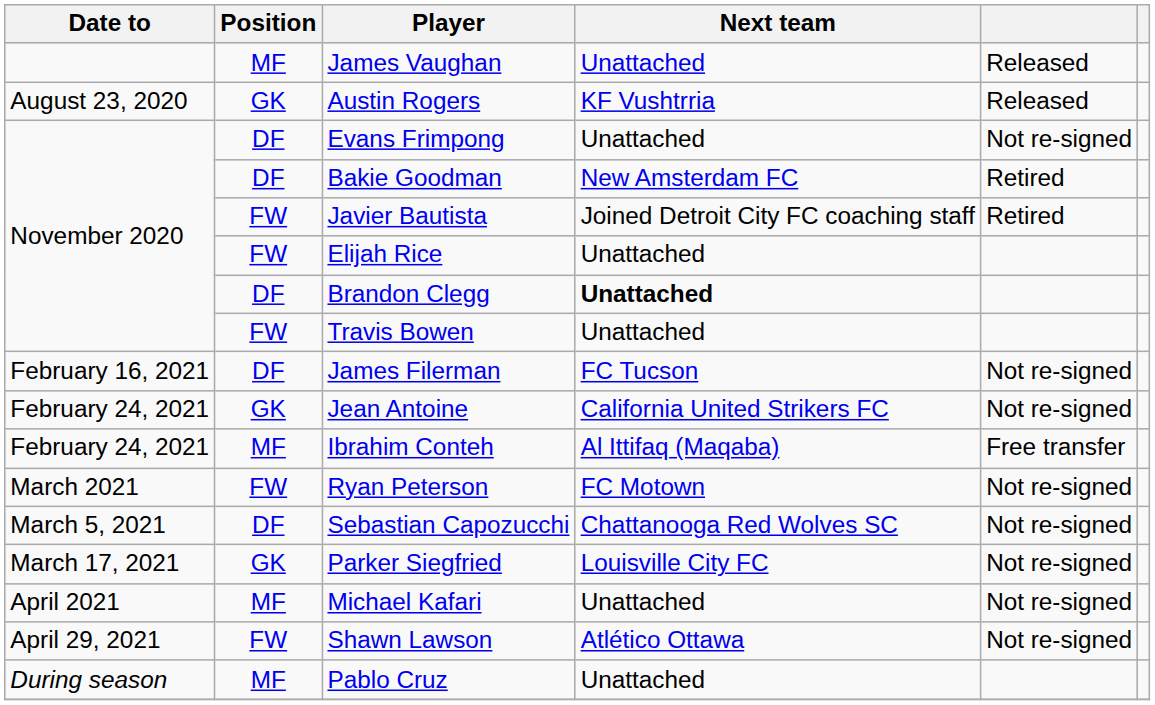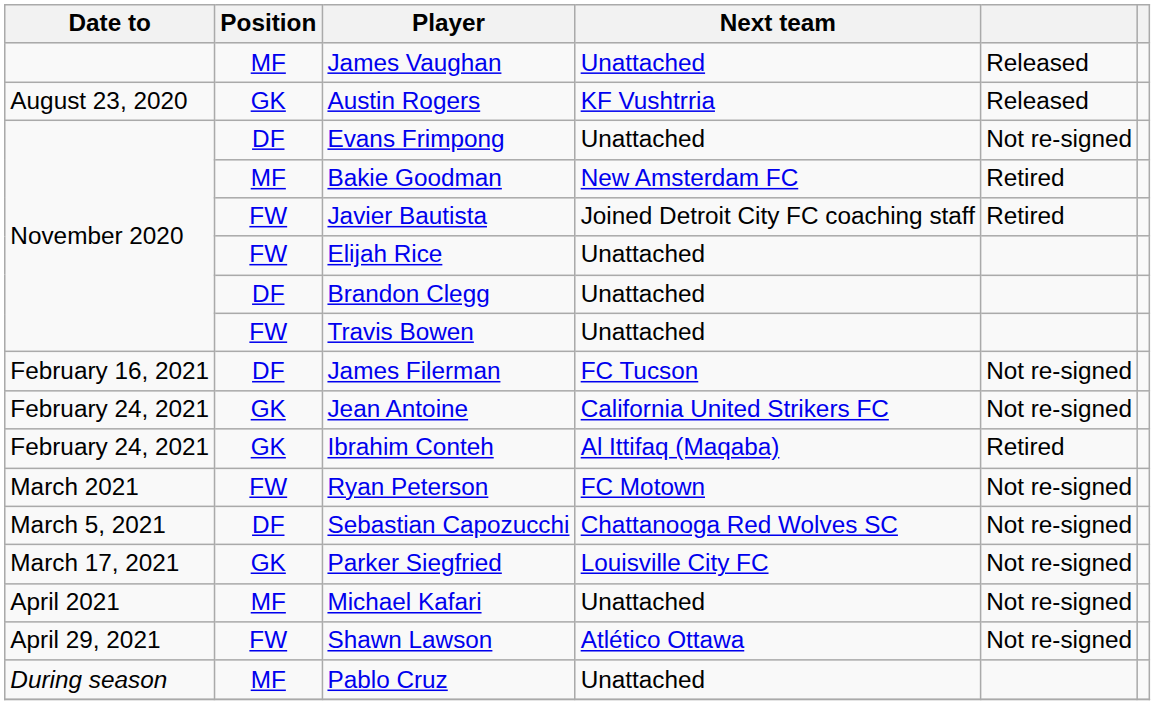(268, 178) DF -> (268, 178) MF
(647, 293) bold -> (643, 293) normal
(268, 448) MF -> (268, 448) GK
(1056, 448) Free transfer -> (1025, 448) Retired
